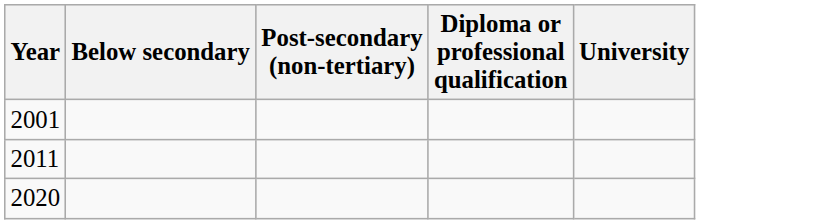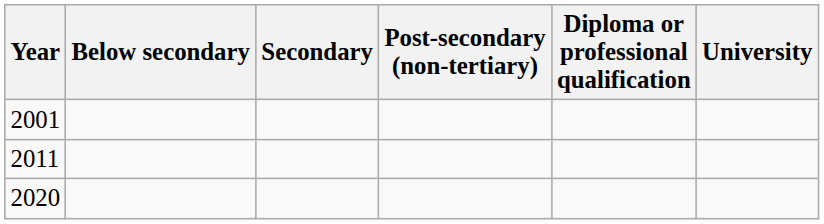+ column: (317, 52)
